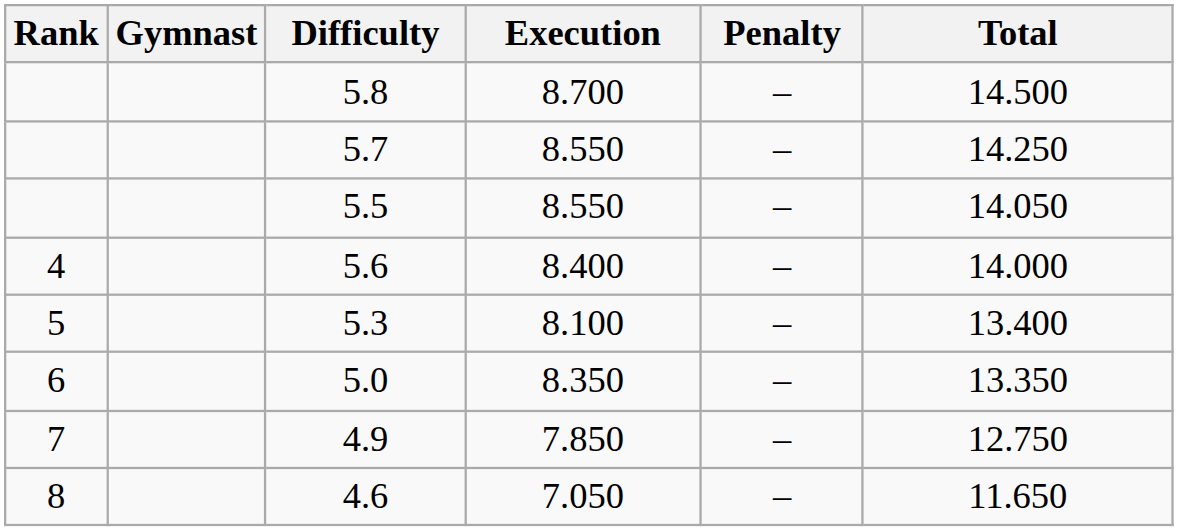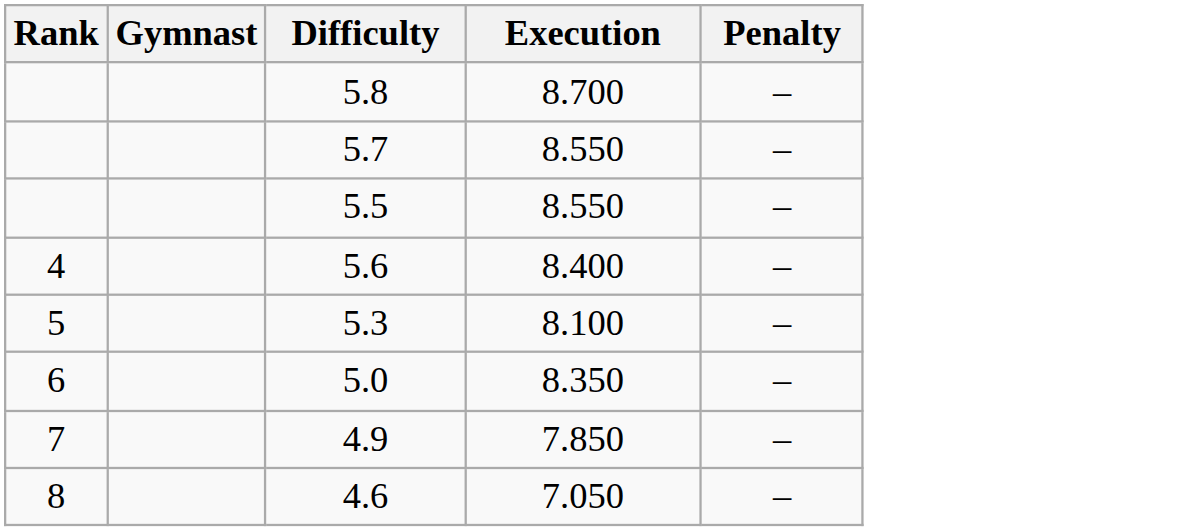- column: (1018, 33)
